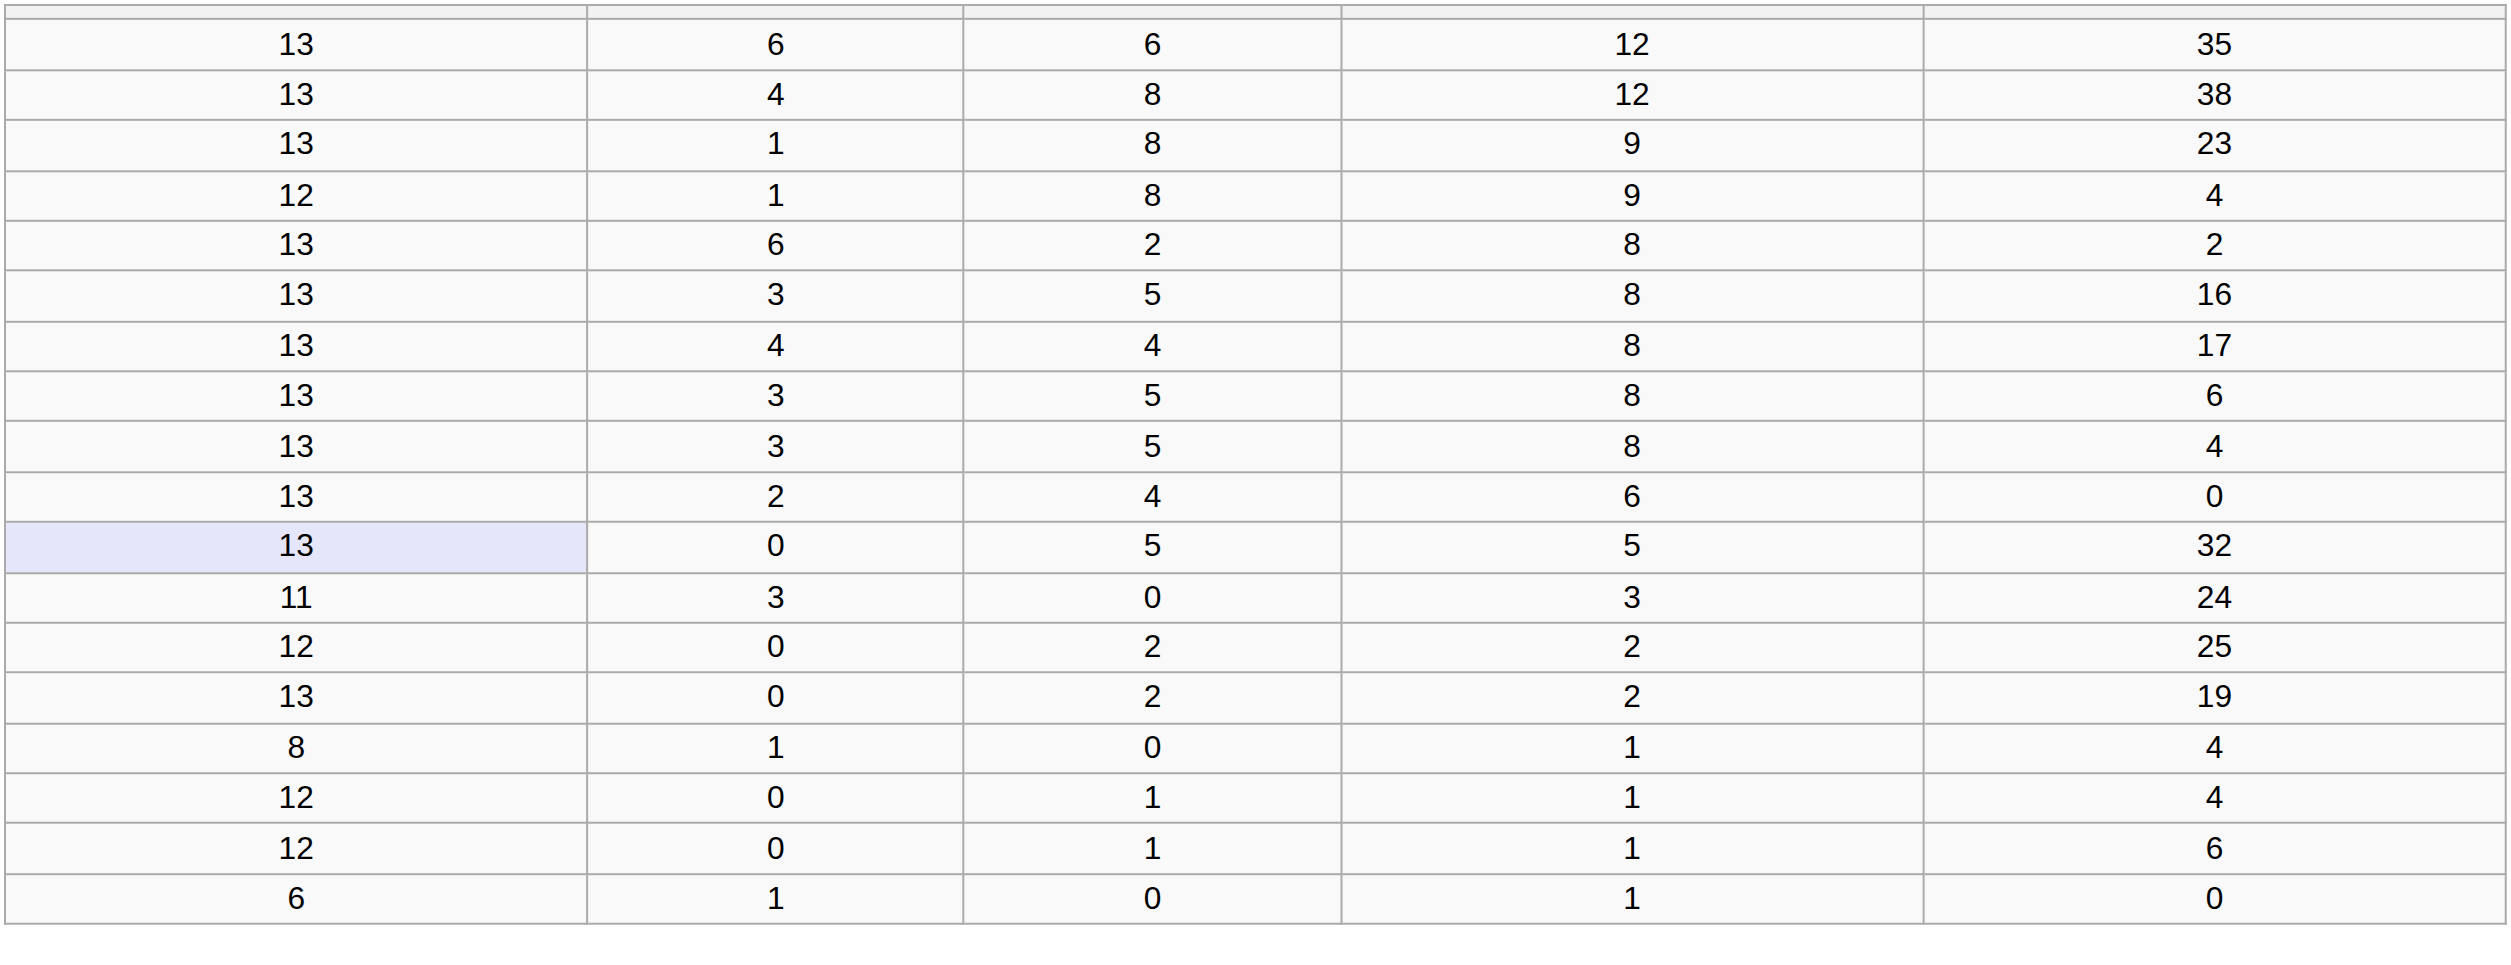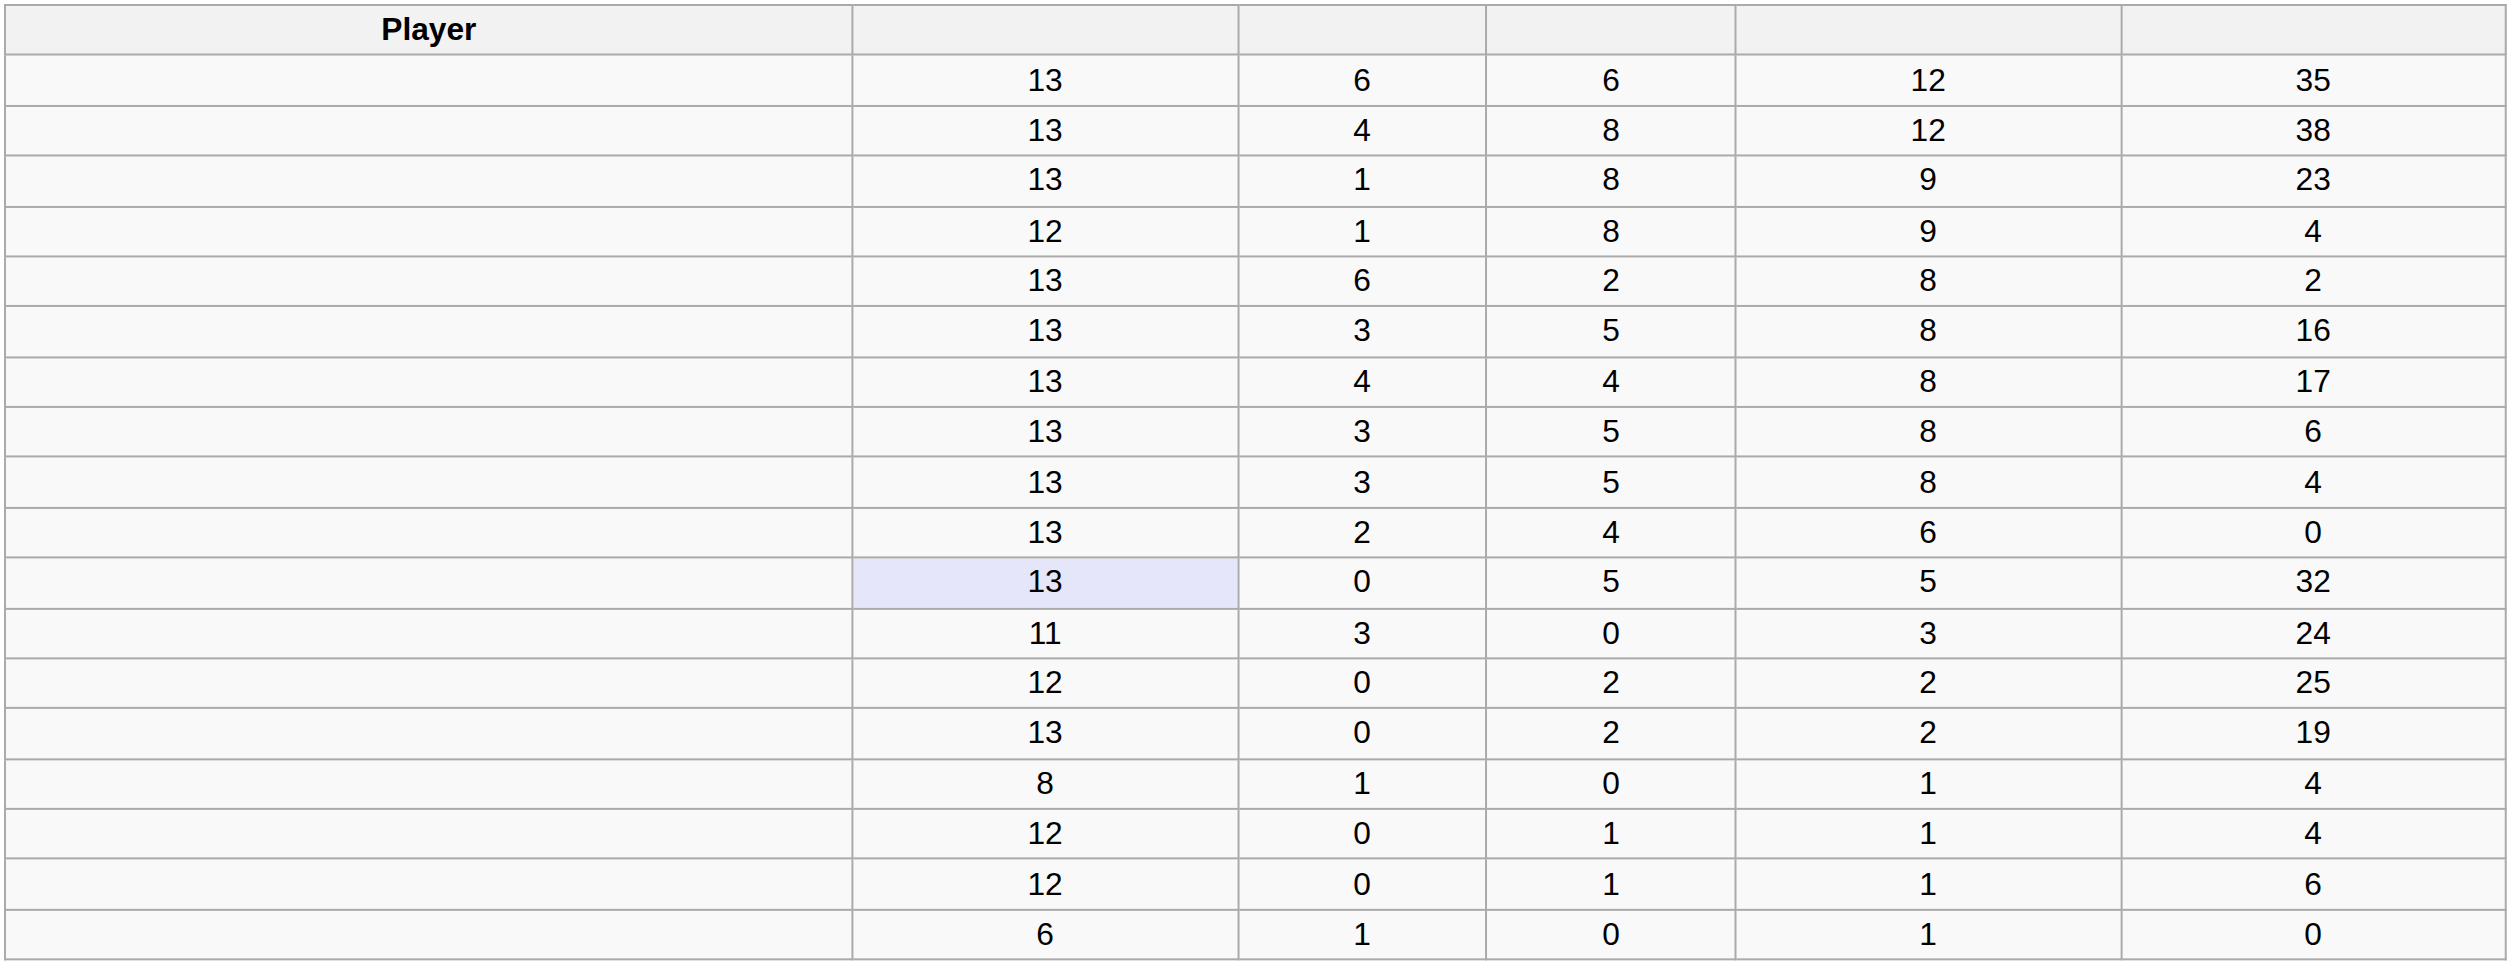+ column: (429, 29)
